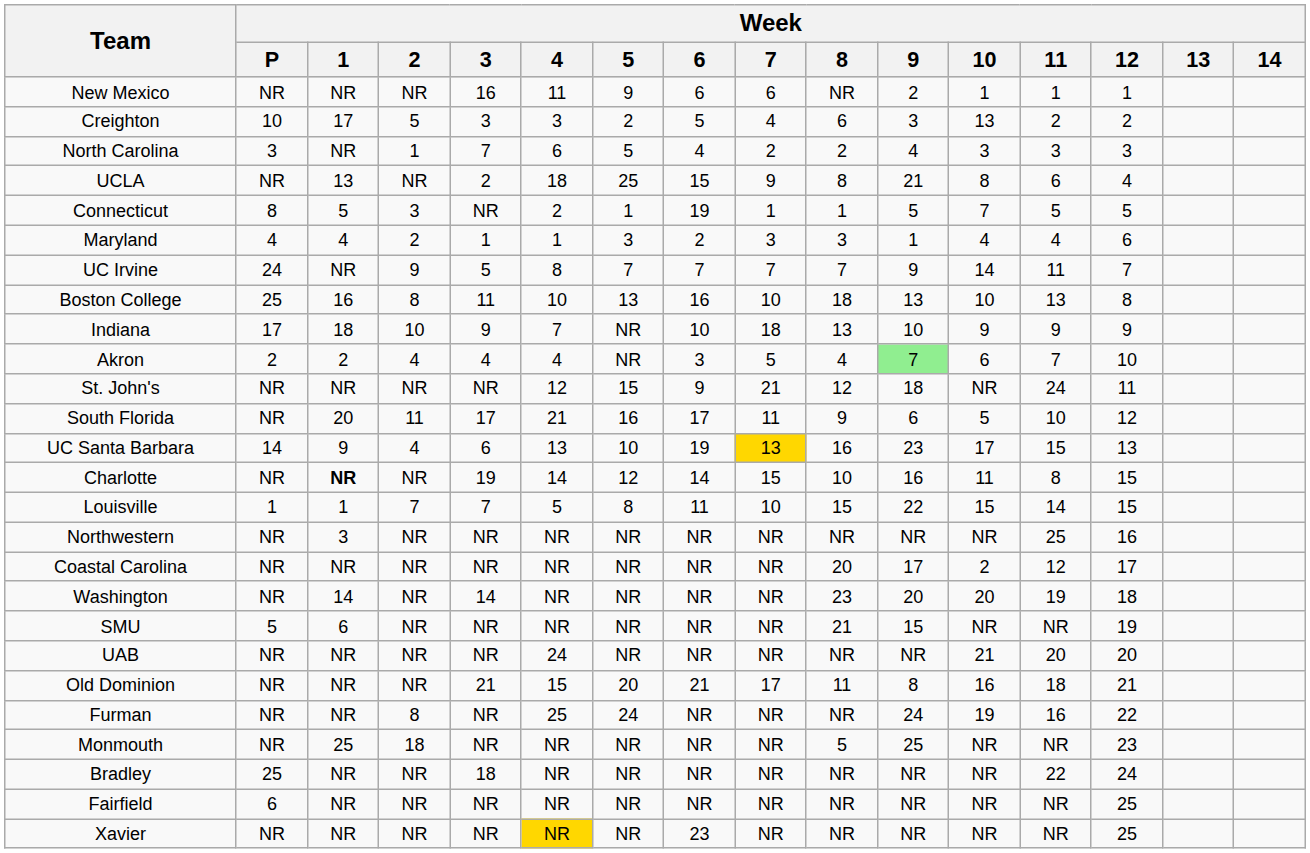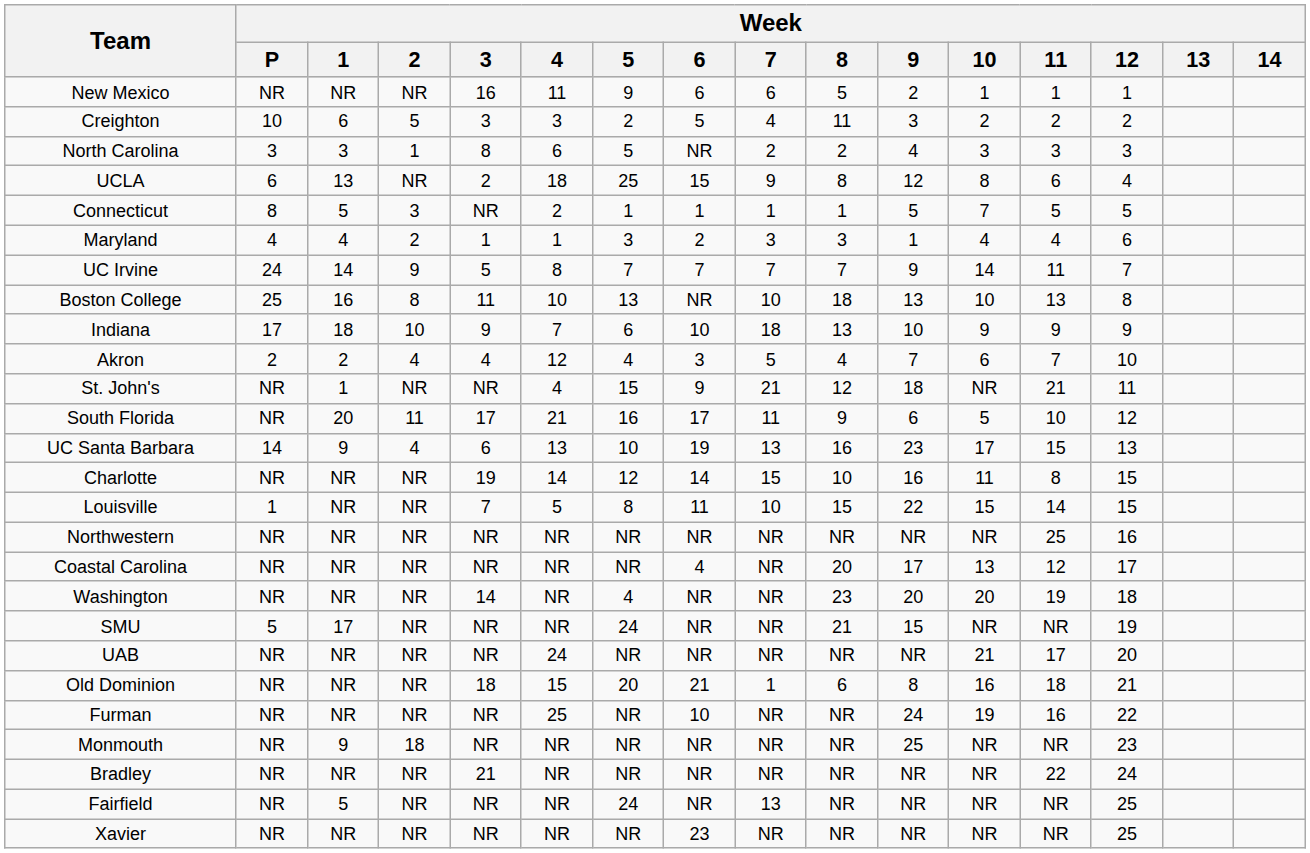(842, 92) NR -> (842, 92) 5
(343, 121) 17 -> (343, 121) 6
(842, 121) 6 -> (842, 121) 11
(984, 121) 13 -> (984, 121) 2
(343, 151) NR -> (343, 151) 3
(486, 151) 7 -> (486, 151) 8
(699, 151) 4 -> (699, 151) NR
(272, 181) NR -> (272, 181) 6
(913, 181) 21 -> (913, 181) 12
(699, 210) 19 -> (699, 210) 1
(343, 270) NR -> (343, 270) 14
(699, 299) 16 -> (699, 299) NR
(628, 329) NR -> (628, 329) 6
(557, 359) 4 -> (557, 359) 12
(628, 359) NR -> (628, 359) 4
(913, 359) lightgreen background -> (913, 359) no background
(343, 388) NR -> (343, 388) 1
(557, 388) 12 -> (557, 388) 4
(1056, 388) 24 -> (1056, 388) 21
(771, 448) gold background -> (771, 448) no background
(343, 478) bold -> (343, 478) normal
(343, 507) 1 -> (343, 507) NR
(414, 507) 7 -> (414, 507) NR
(343, 537) 3 -> (343, 537) NR
(699, 567) NR -> (699, 567) 4
(984, 567) 2 -> (984, 567) 13
(343, 596) 14 -> (343, 596) NR
(628, 596) NR -> (628, 596) 4
(343, 626) 6 -> (343, 626) 17
(628, 626) NR -> (628, 626) 24
(1056, 656) 20 -> (1056, 656) 17
(486, 685) 21 -> (486, 685) 18
(771, 685) 17 -> (771, 685) 1
(842, 685) 11 -> (842, 685) 6
(414, 715) 8 -> (414, 715) NR
(628, 715) 24 -> (628, 715) NR
(699, 715) NR -> (699, 715) 10
(343, 745) 25 -> (343, 745) 9
(842, 745) 5 -> (842, 745) NR
(272, 774) 25 -> (272, 774) NR
(486, 774) 18 -> (486, 774) 21
(272, 804) 6 -> (272, 804) NR
(343, 804) NR -> (343, 804) 5
(628, 804) NR -> (628, 804) 24
(771, 804) NR -> (771, 804) 13
(557, 834) gold background -> (557, 834) no background
